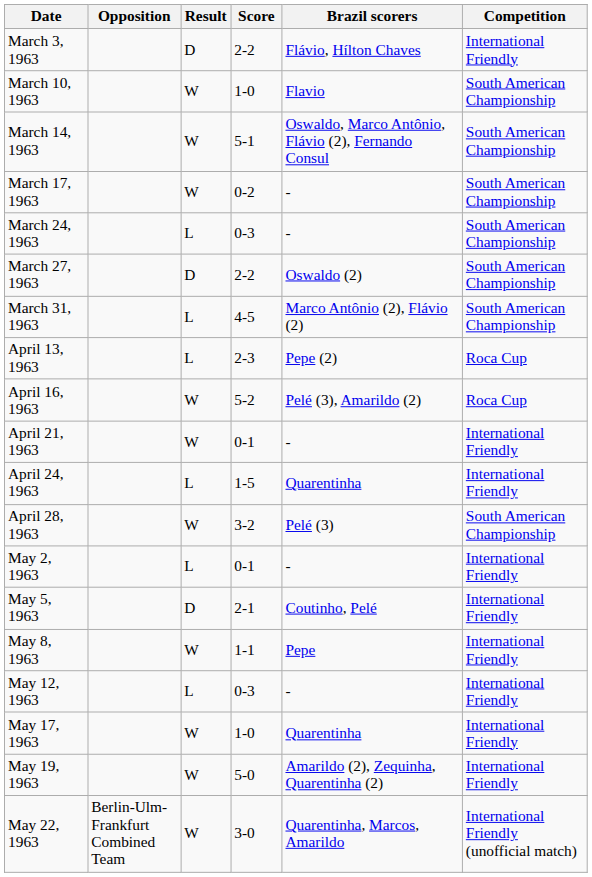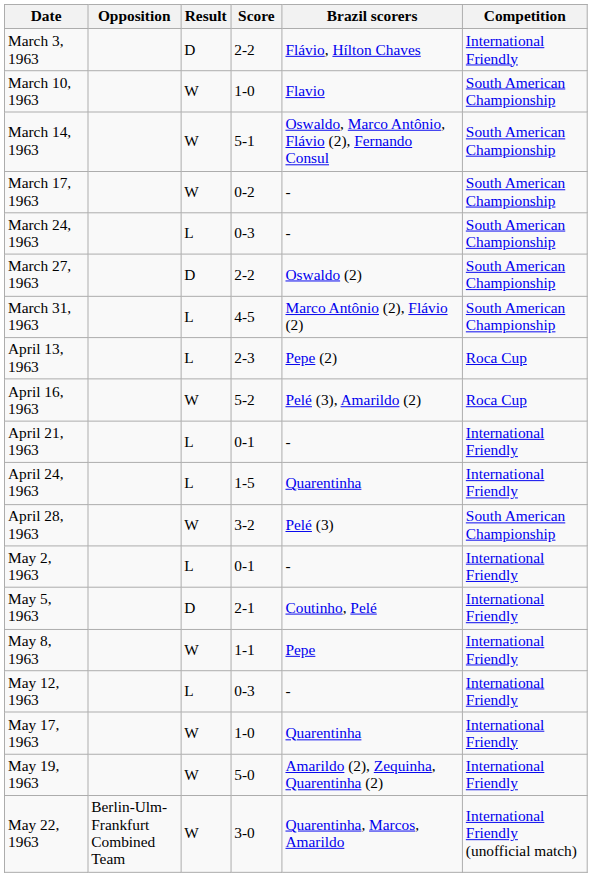(191, 441) W -> (189, 441) L
